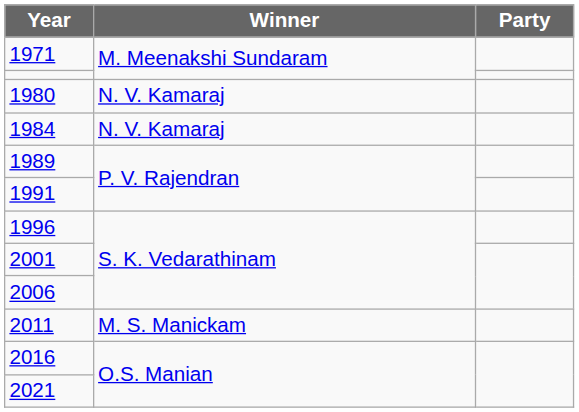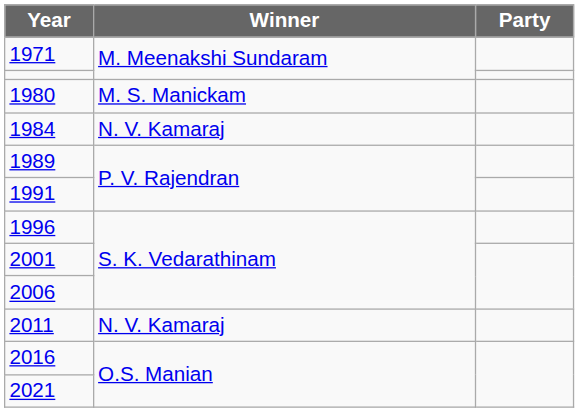(161, 95) N. V. Kamaraj -> (172, 95) M. S. Manickam
(172, 324) M. S. Manickam -> (161, 324) N. V. Kamaraj
